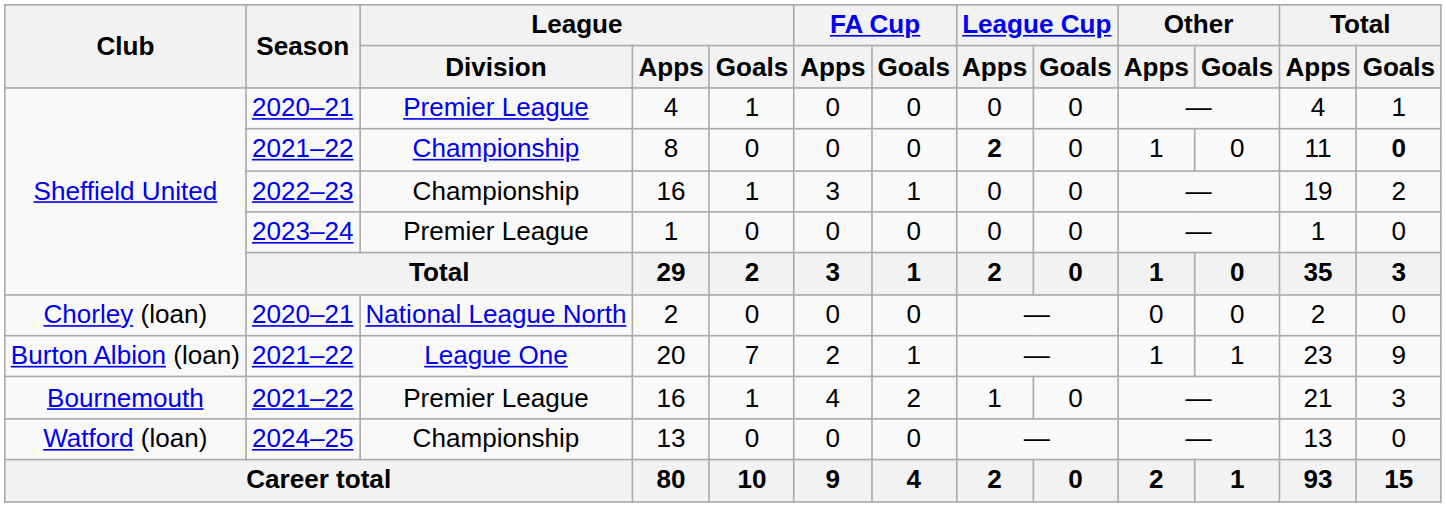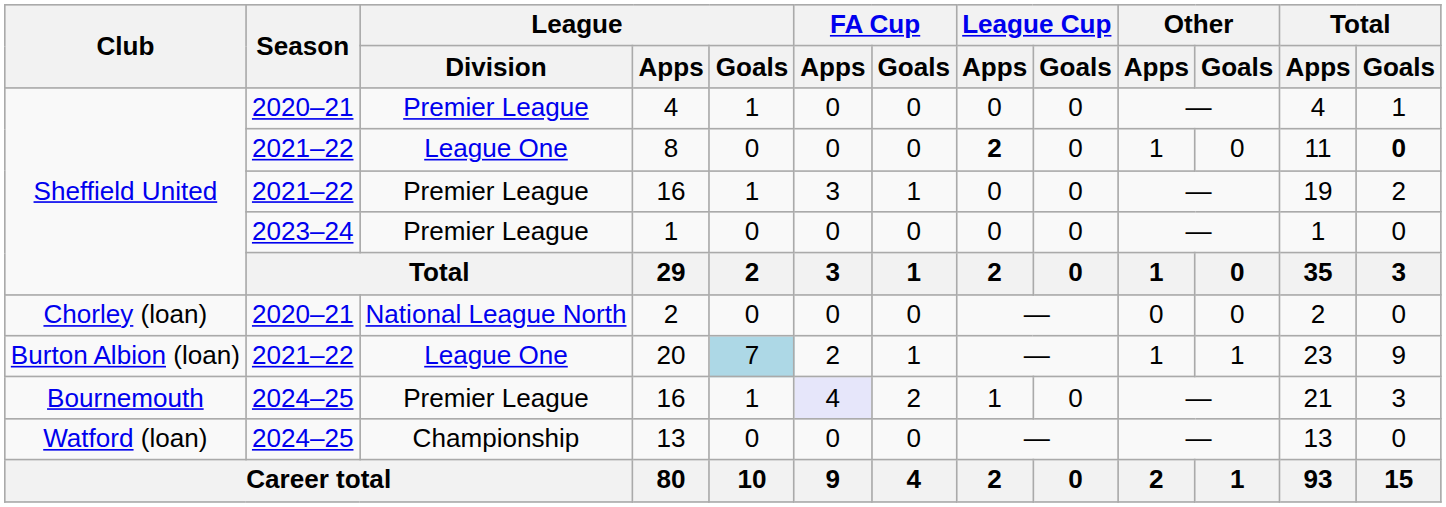(496, 149) Championship -> (496, 149) League One
(303, 190) 2022–23 -> (303, 190) 2021–22
(496, 190) Championship -> (496, 190) Premier League
(752, 356) no background -> (752, 356) lightblue background
(303, 397) 2021–22 -> (303, 397) 2024–25
(833, 397) no background -> (833, 397) lavender background
